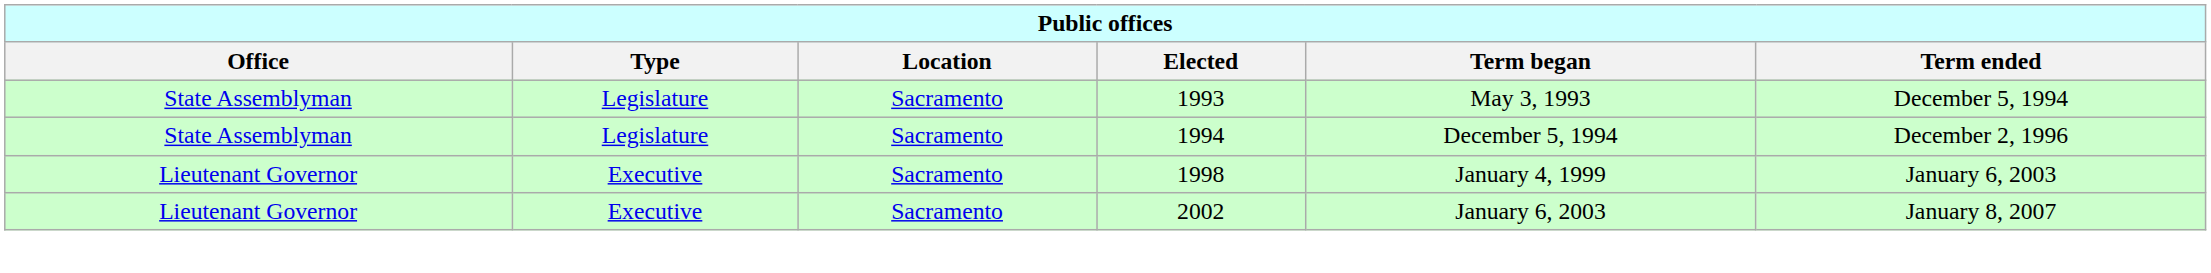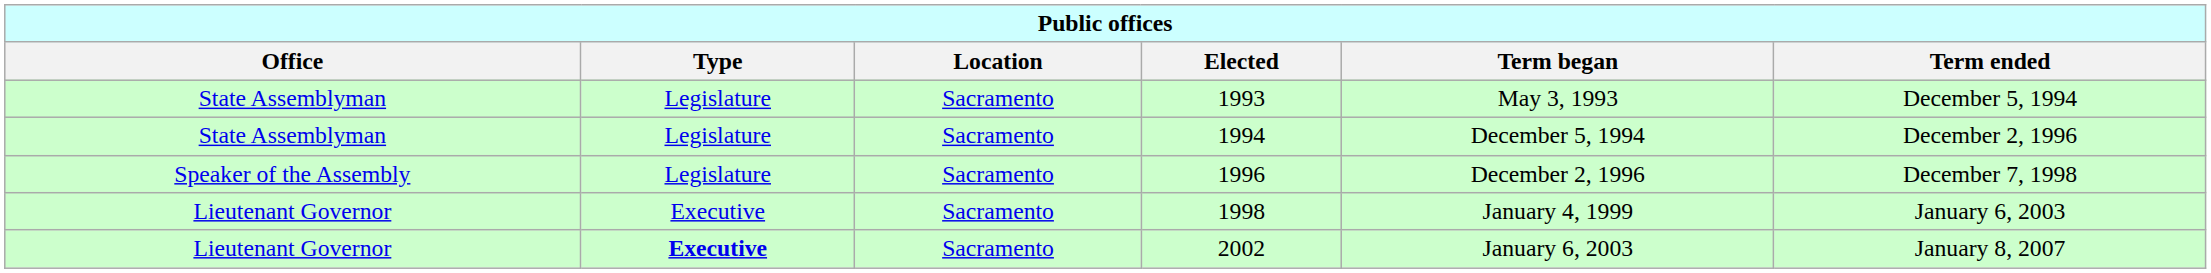+ row: (1241, 173)
(655, 211) normal -> (718, 248) bold
